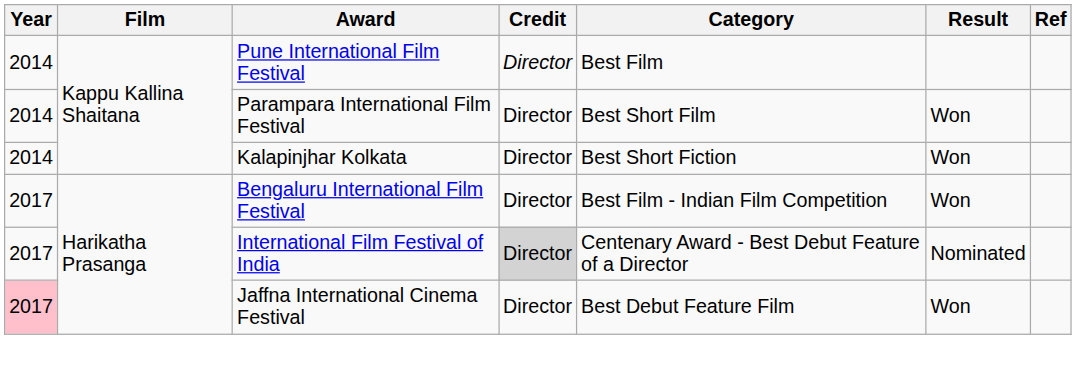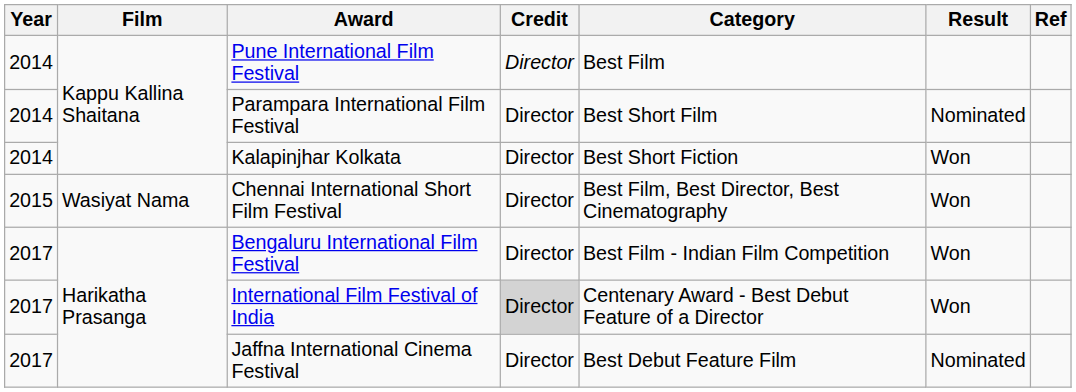(951, 115) Won -> (978, 115) Nominated
+ row: (351, 200)
(978, 253) Nominated -> (951, 307) Won
(31, 307) pink background -> (31, 360) no background
(951, 307) Won -> (978, 360) Nominated
